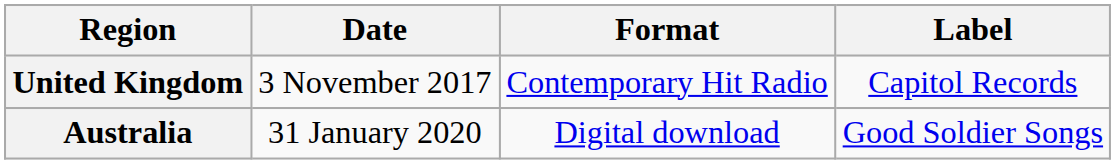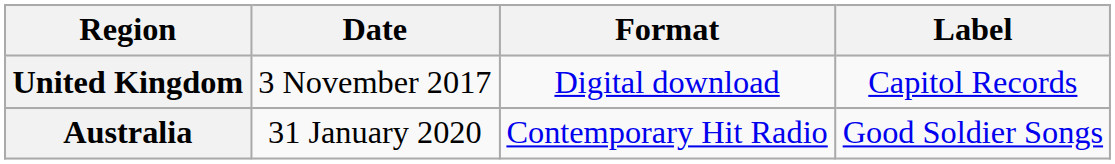(667, 81) Contemporary Hit Radio -> (667, 81) Digital download
(667, 132) Digital download -> (667, 132) Contemporary Hit Radio
